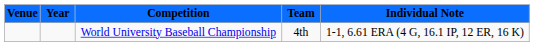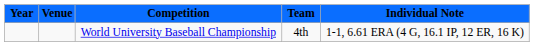columns swapped: (58, 13) <-> (22, 13)
